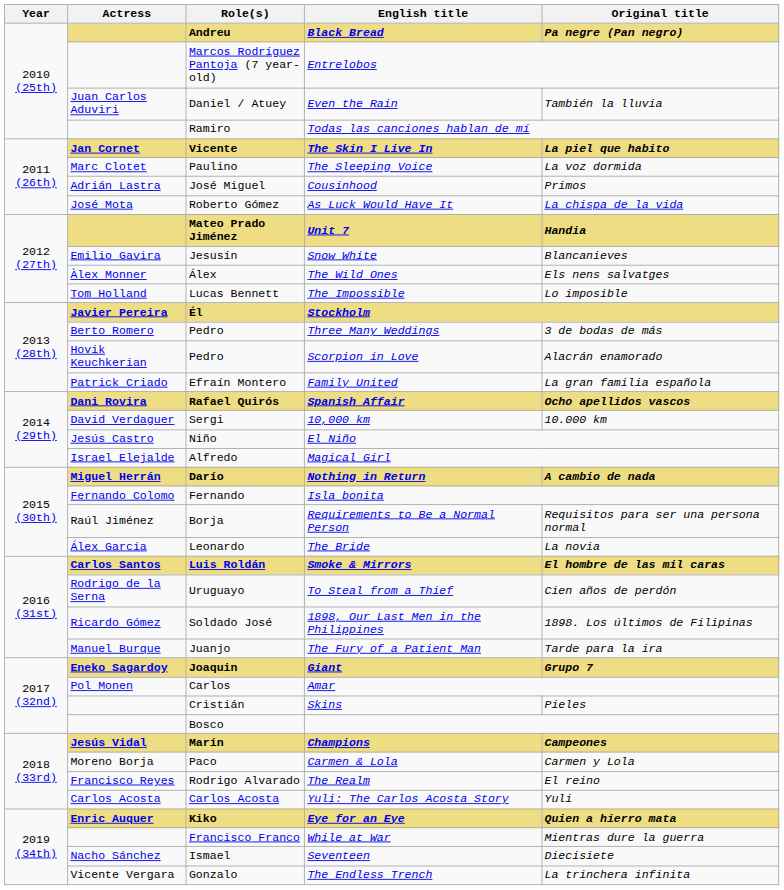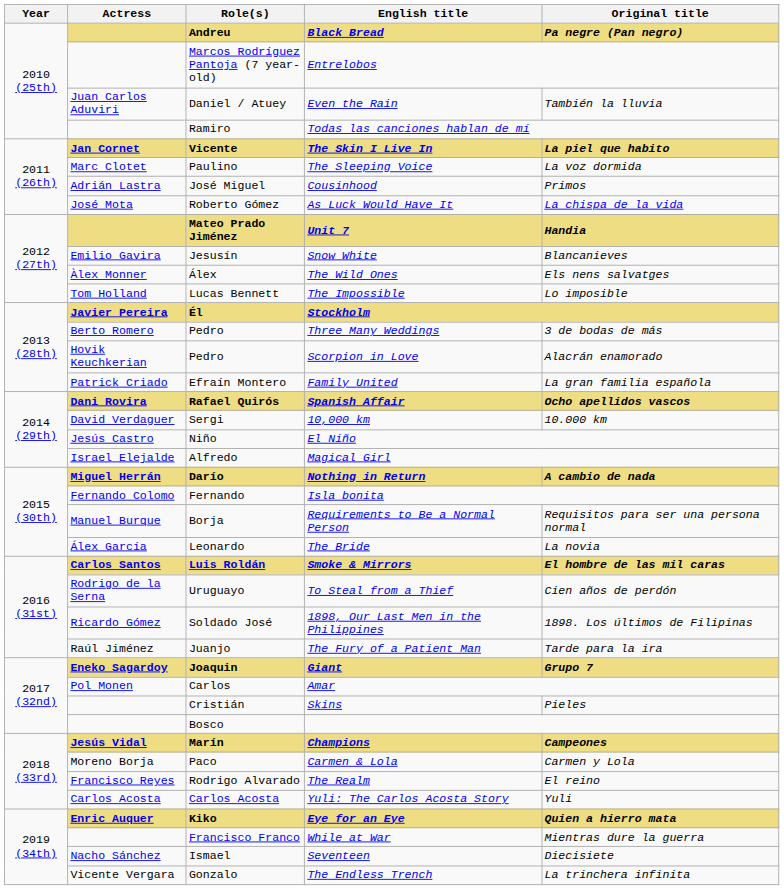(112, 521) Raúl Jiménez -> (116, 521) Manuel Burque
(116, 649) Manuel Burque -> (112, 649) Raúl Jiménez
